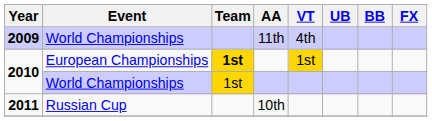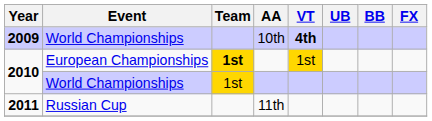(271, 38) 11th -> (271, 38) 10th
(306, 38) normal -> (306, 38) bold
(271, 105) 10th -> (271, 105) 11th
